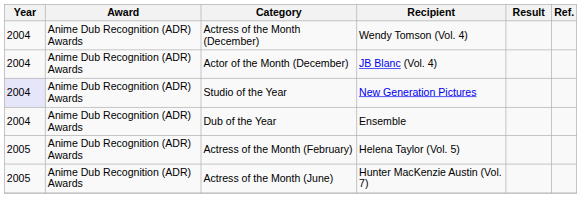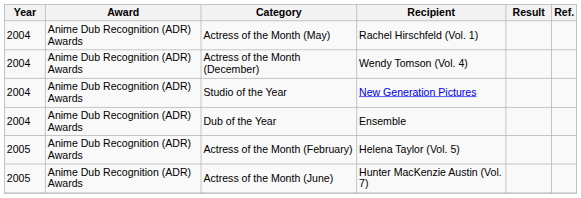+ row: (267, 35)
- row: (276, 64)
(19, 92) lavender background -> (19, 92) no background
